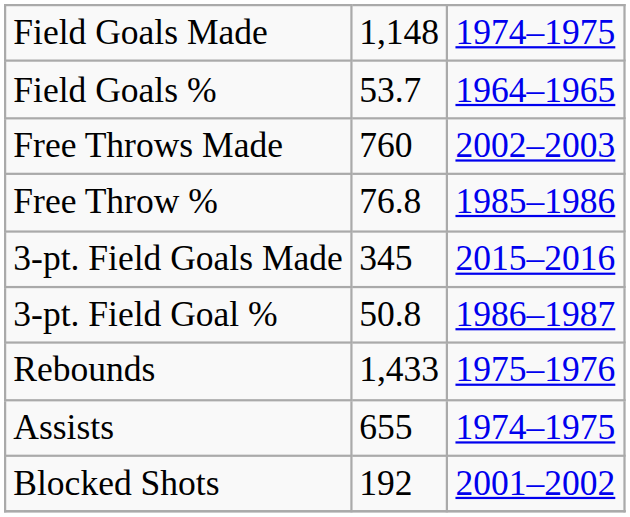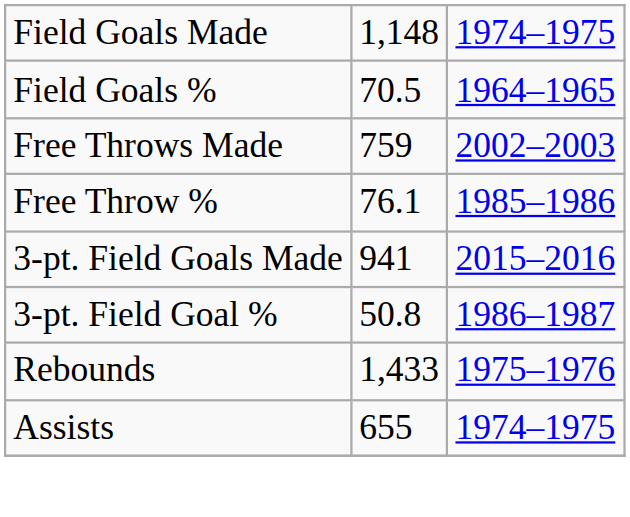(390, 88) 53.7 -> (390, 88) 70.5
(386, 145) 760 -> (386, 145) 759
(390, 201) 76.8 -> (390, 201) 76.1
(386, 257) 345 -> (386, 257) 941
- row: (116, 483)
